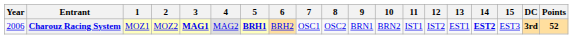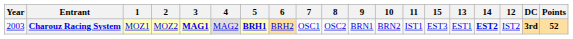columns swapped: (436, 11) <-> (510, 11)
(15, 26) 2006 -> (15, 26) 2003
